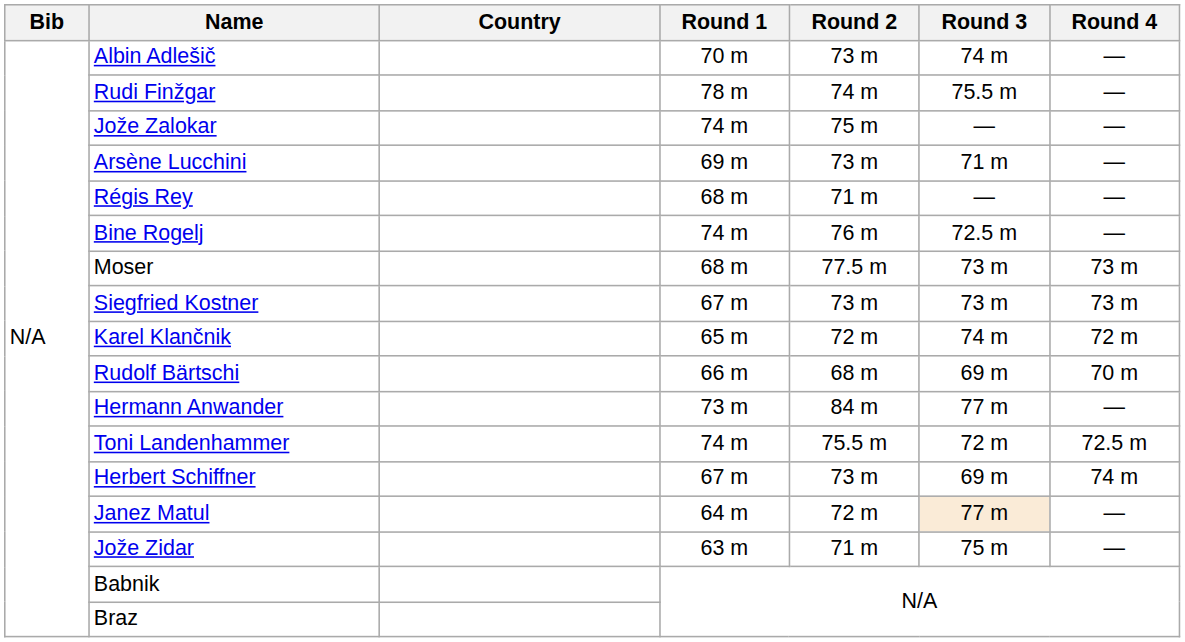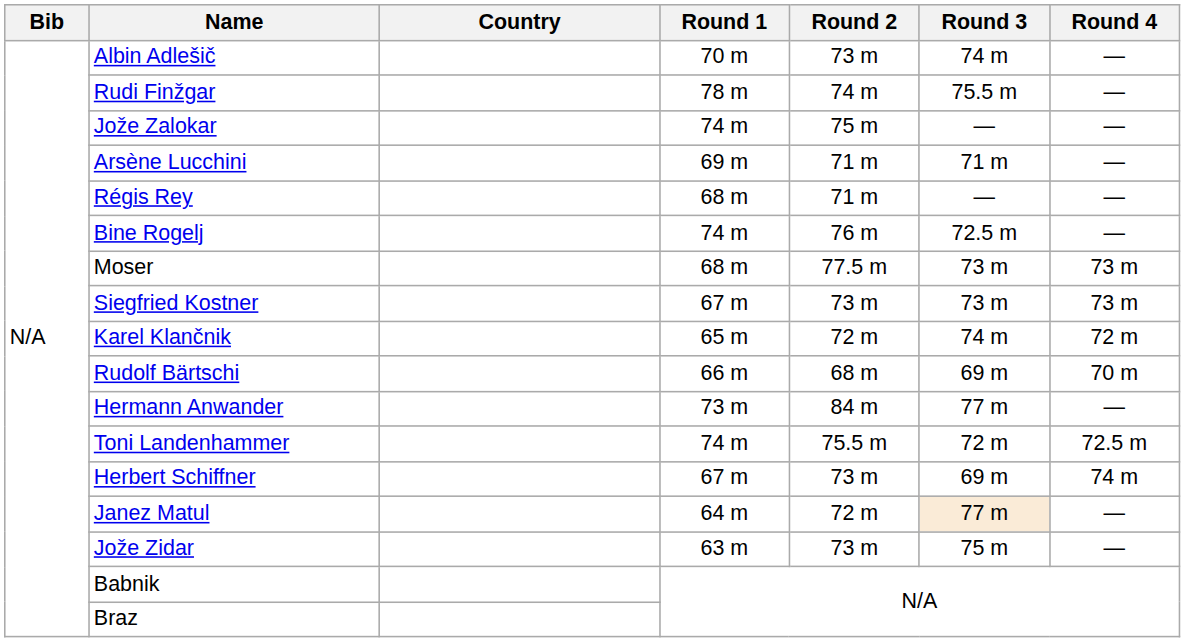(854, 162) 73 m -> (854, 162) 71 m
(854, 548) 71 m -> (854, 548) 73 m
